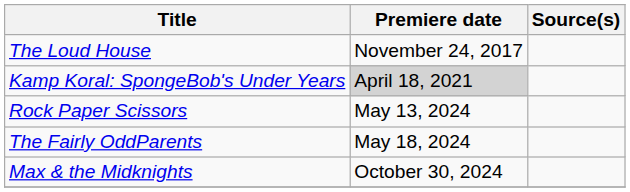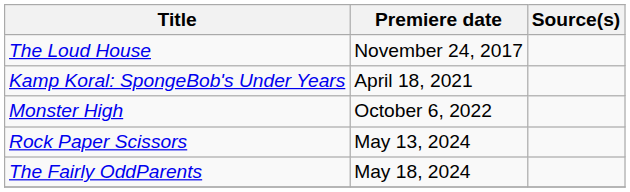(413, 80) lightgrey background -> (413, 80) no background
+ row: (66, 111)
- row: (101, 171)
